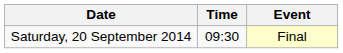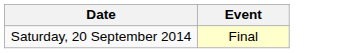- column: (222, 15)
